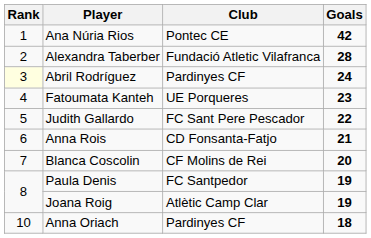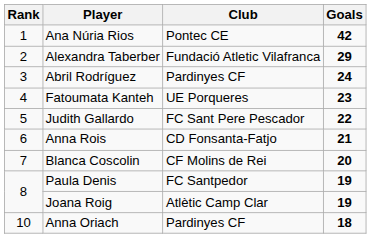(345, 56) 28 -> (345, 56) 29
(23, 77) lightyellow background -> (23, 77) no background
